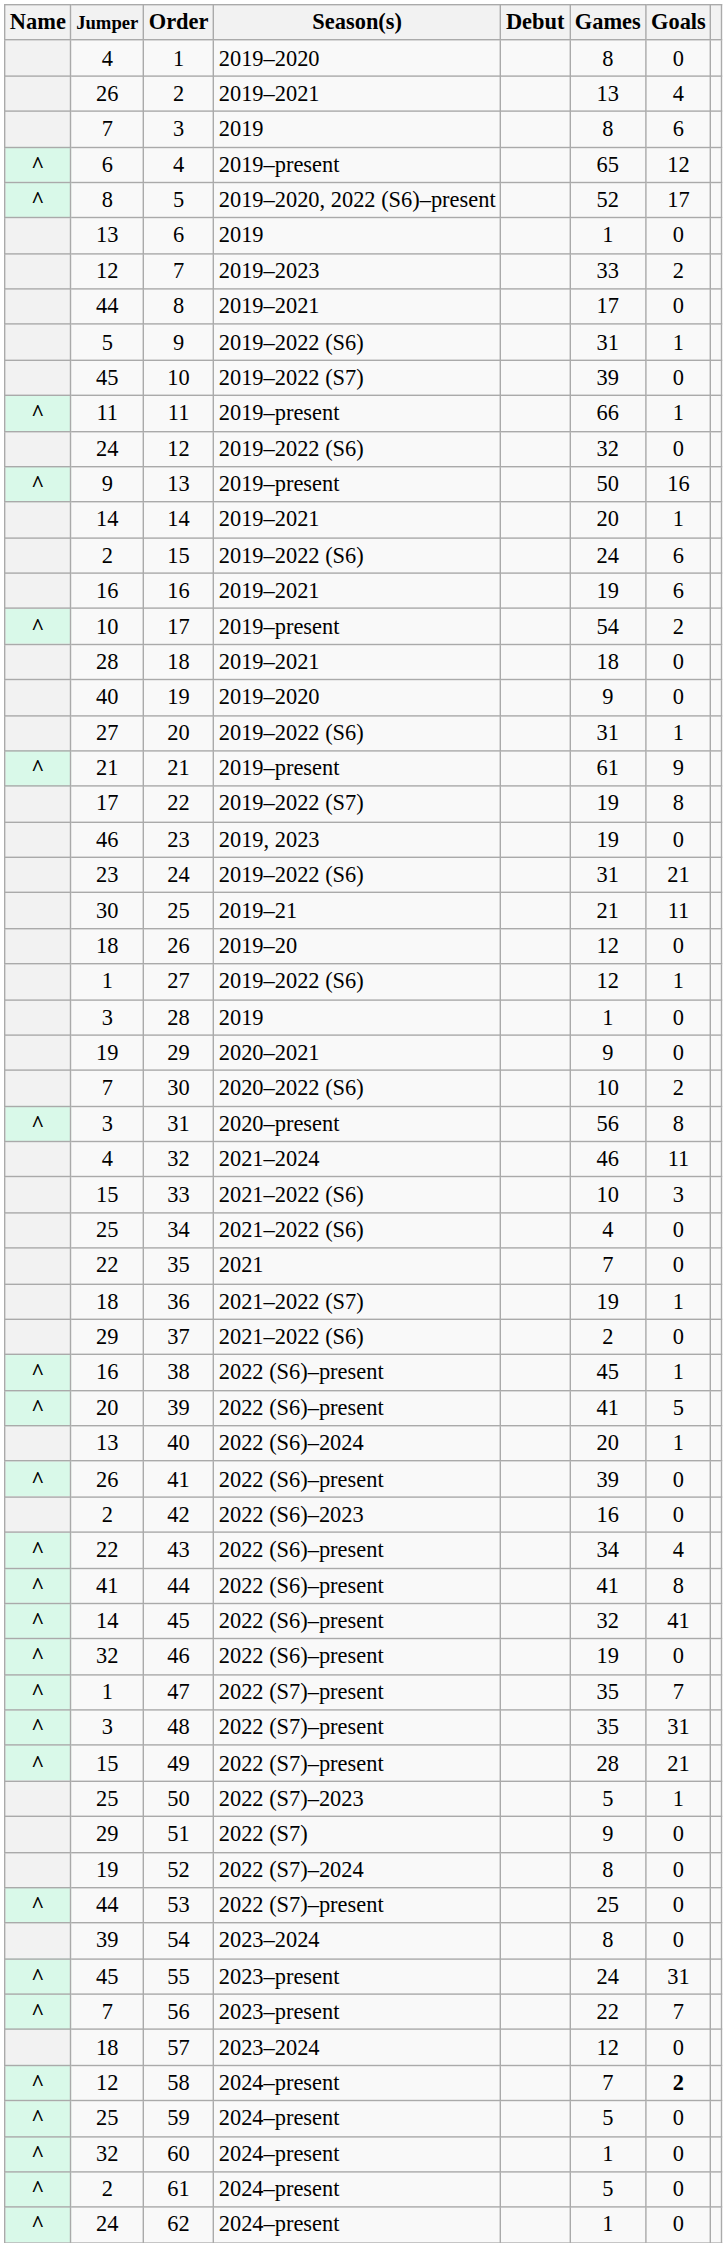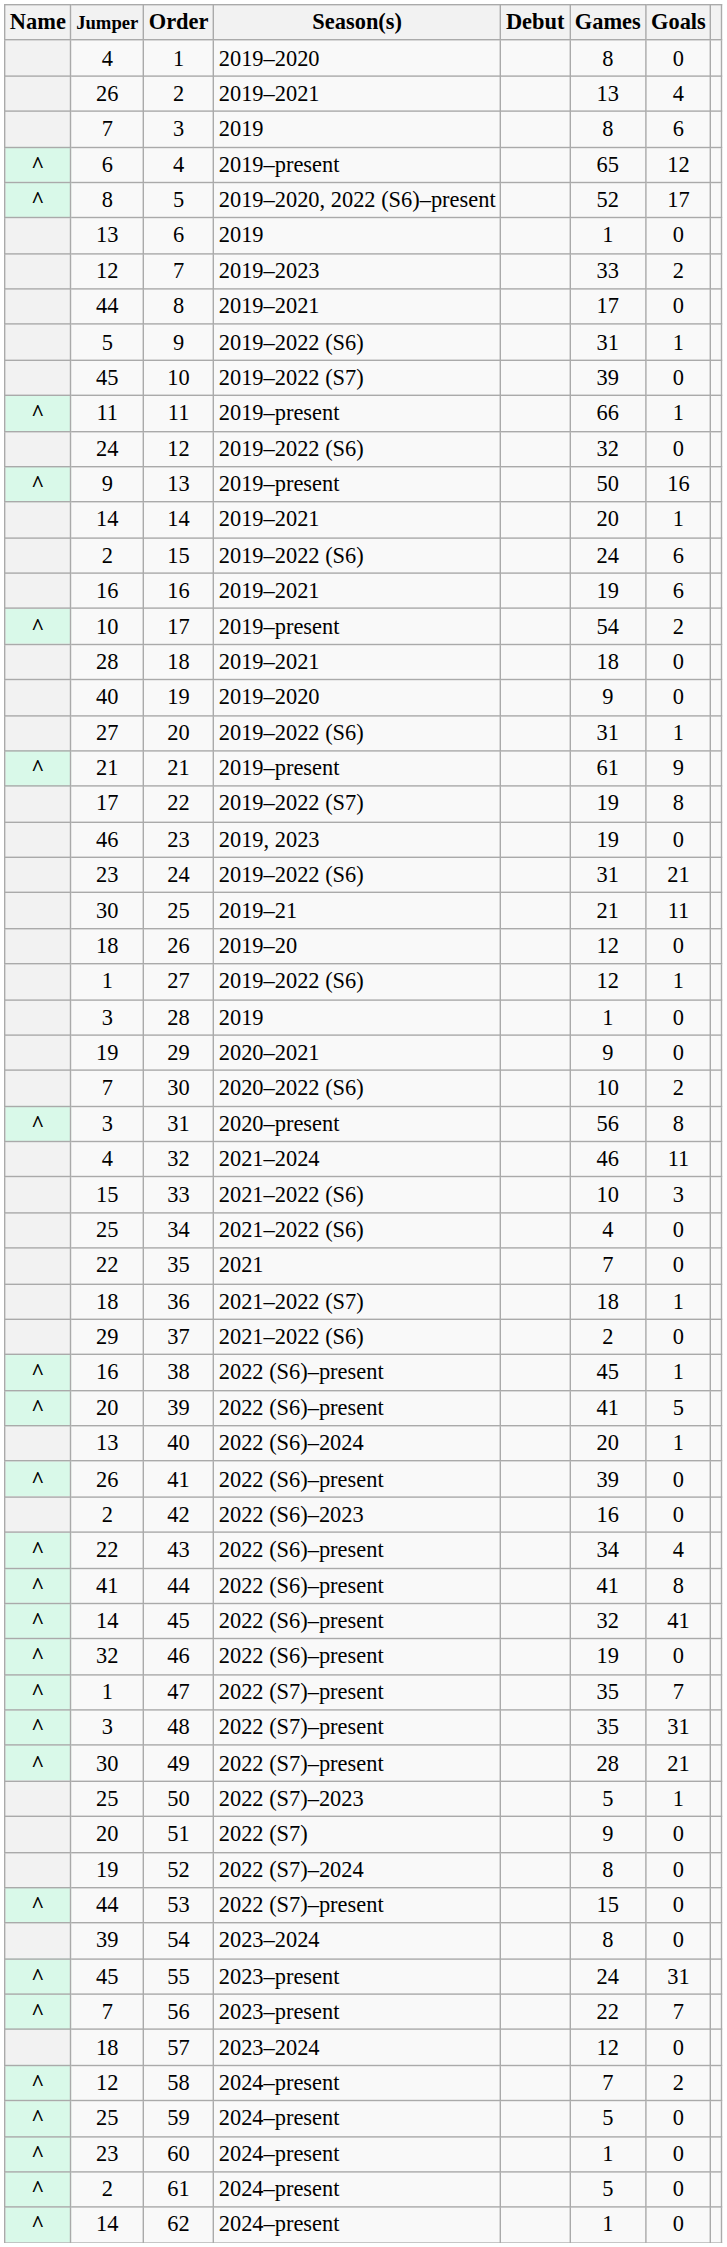(608, 1301) 19 -> (608, 1301) 18
(107, 1762) 15 -> (107, 1762) 30
(107, 1834) 29 -> (107, 1834) 20
(608, 1905) 25 -> (608, 1905) 15
(678, 2082) bold -> (678, 2082) normal
(107, 2153) 32 -> (107, 2153) 23
(107, 2224) 24 -> (107, 2224) 14
